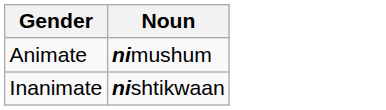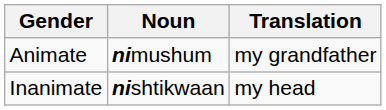+ column: (305, 21)
